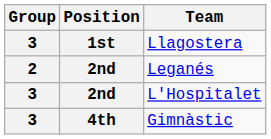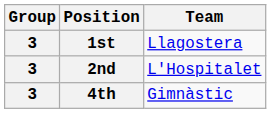- row: (181, 69)
